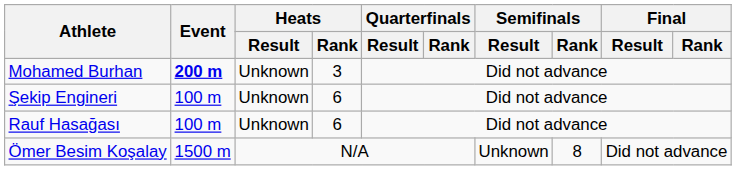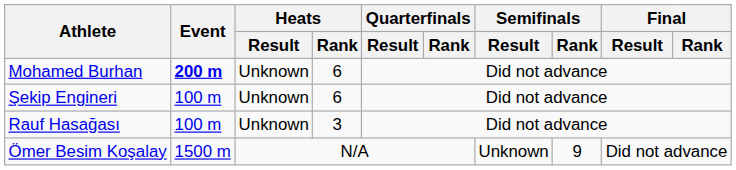(337, 72) 3 -> (337, 72) 6
(337, 125) 6 -> (337, 125) 3
(577, 151) 8 -> (577, 151) 9
